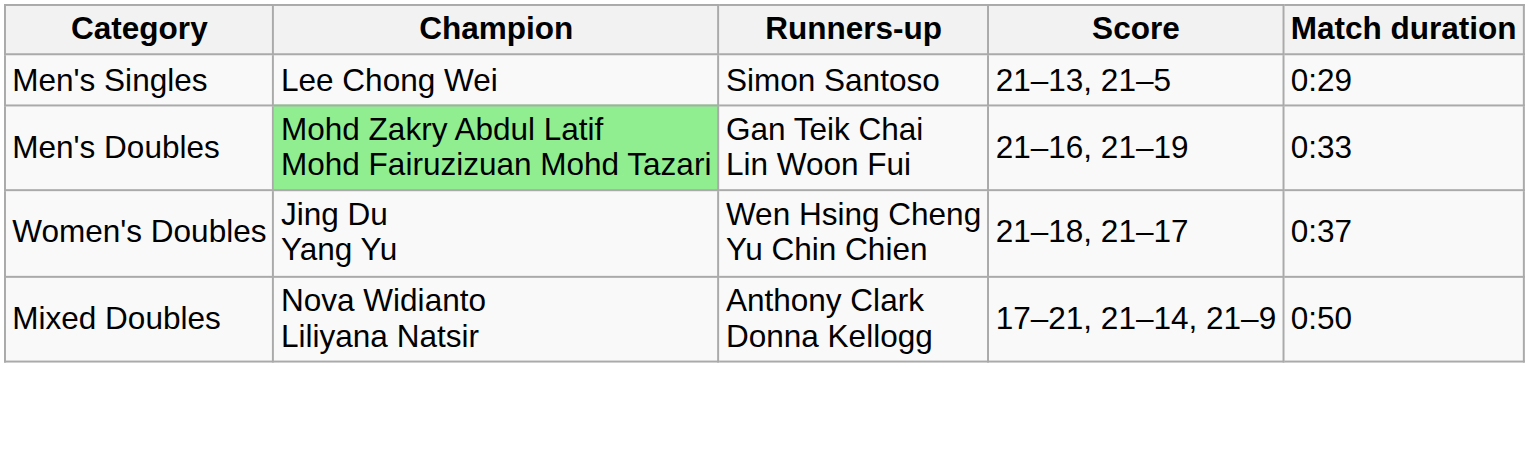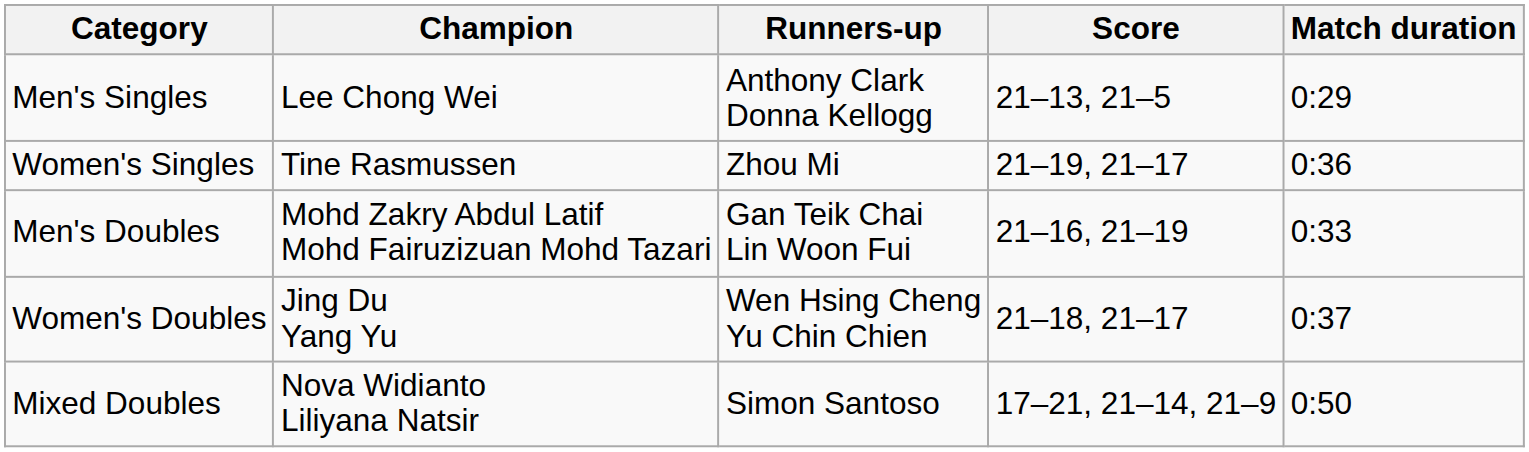(833, 79) Simon Santoso -> (829, 97) Anthony Clark Donna Kellogg
+ row: (133, 164)
(496, 147) lightgreen background -> (496, 232) no background
(829, 318) Anthony Clark Donna Kellogg -> (833, 403) Simon Santoso
